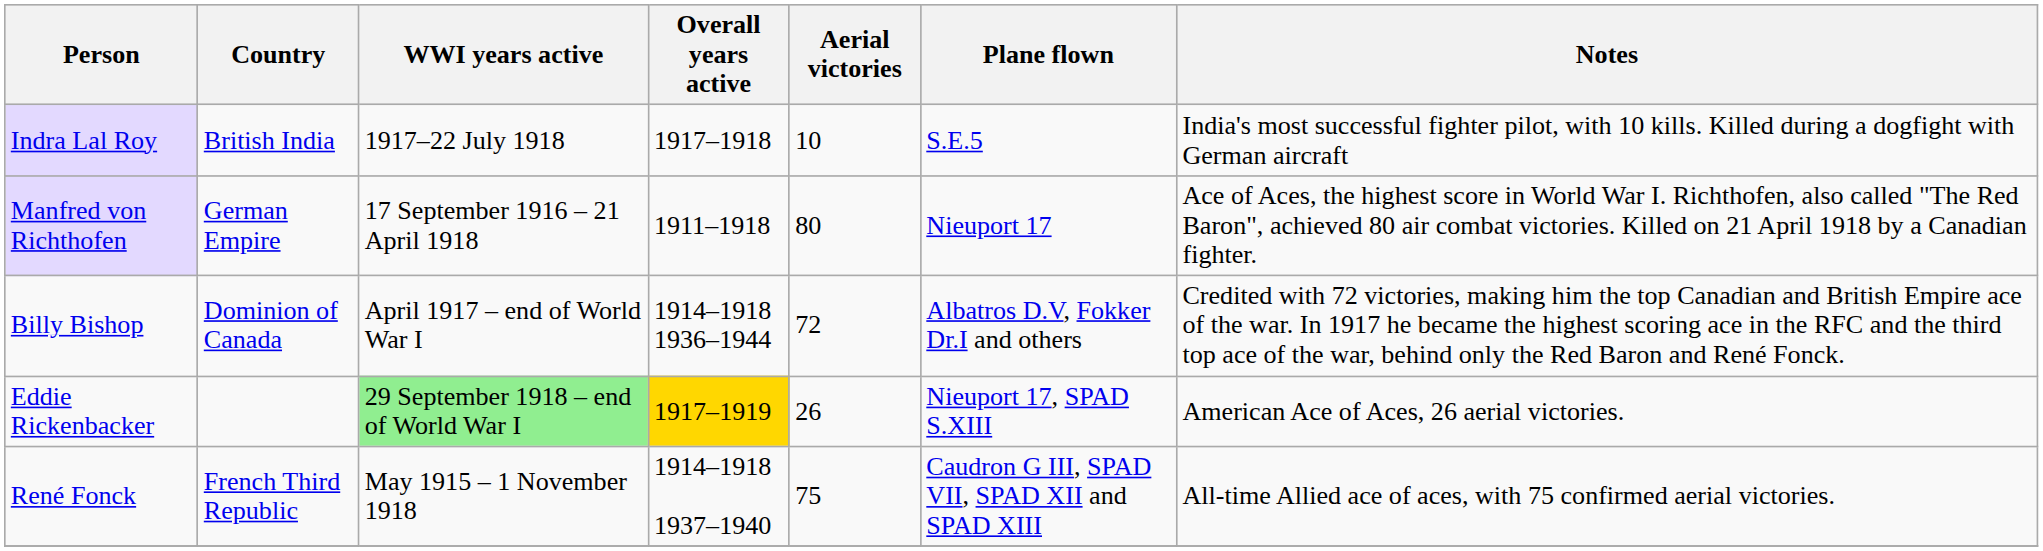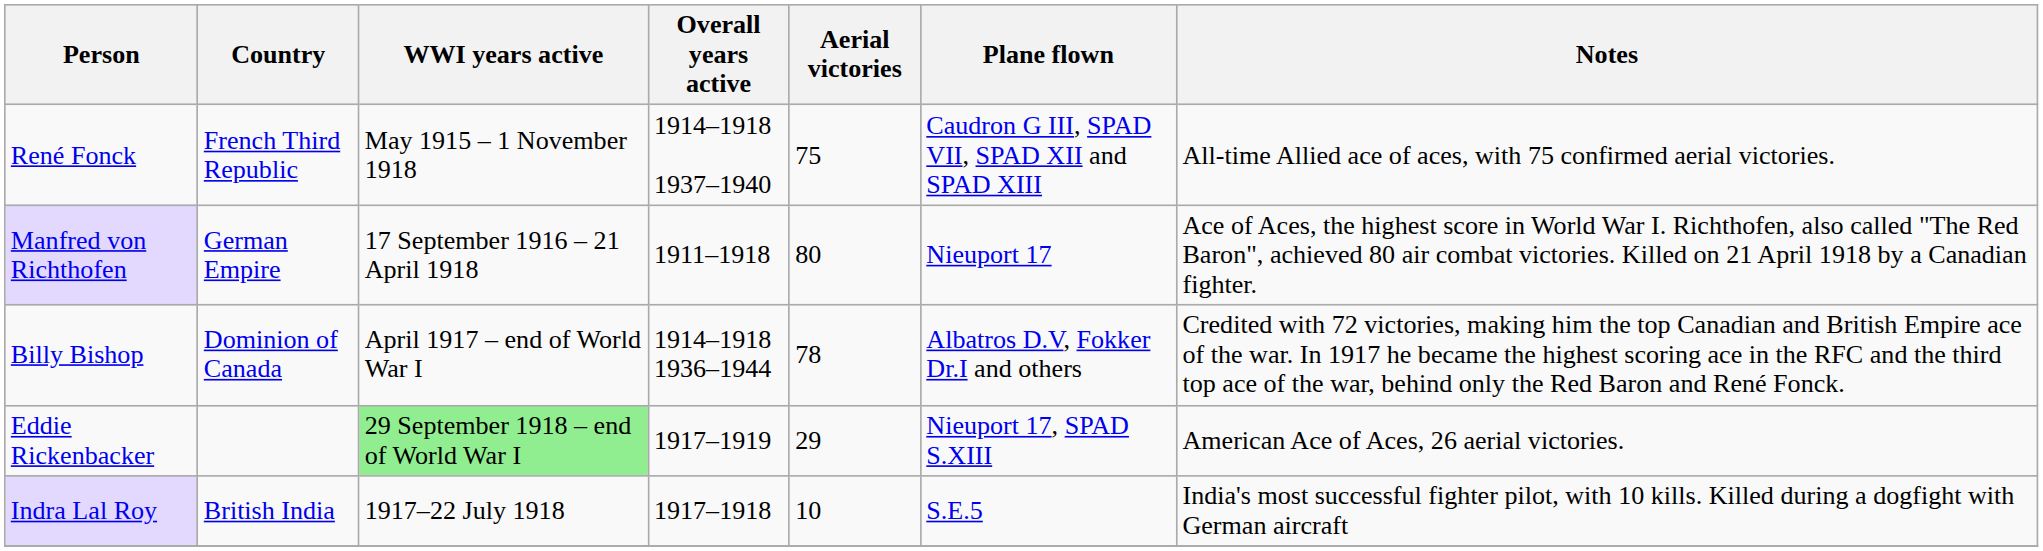rows swapped: (73, 496) <-> (84, 139)
(808, 325) 72 -> (808, 354) 78
(713, 410) gold background -> (713, 440) no background
(808, 410) 26 -> (808, 440) 29
